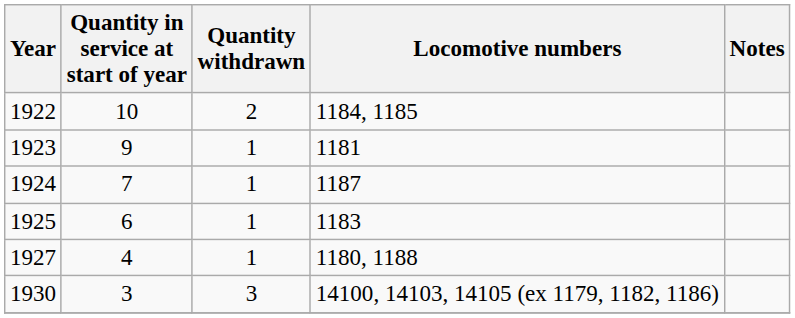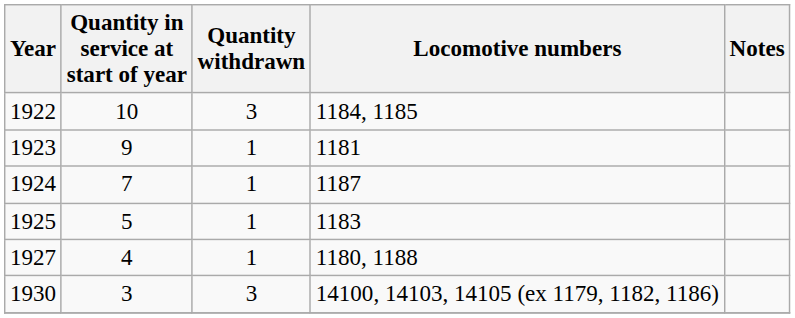(251, 111) 2 -> (251, 111) 3
(127, 220) 6 -> (127, 220) 5
